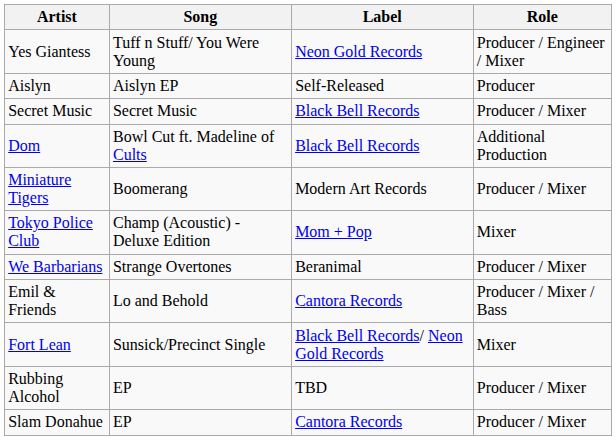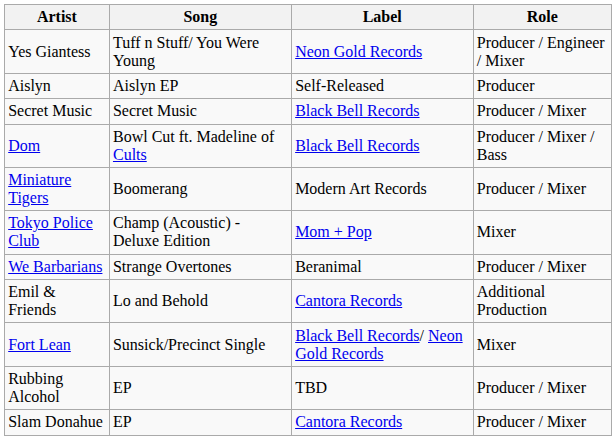(512, 145) Additional Production -> (536, 145) Producer / Mixer / Bass
(536, 301) Producer / Mixer / Bass -> (512, 301) Additional Production
